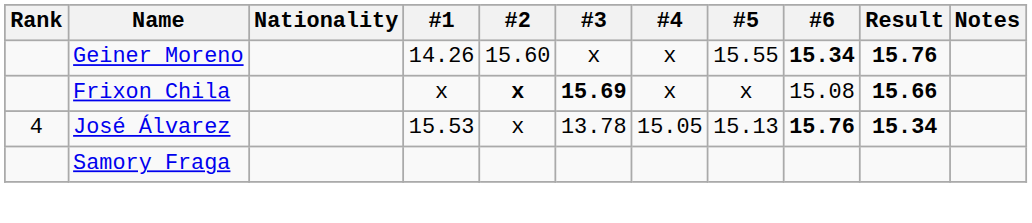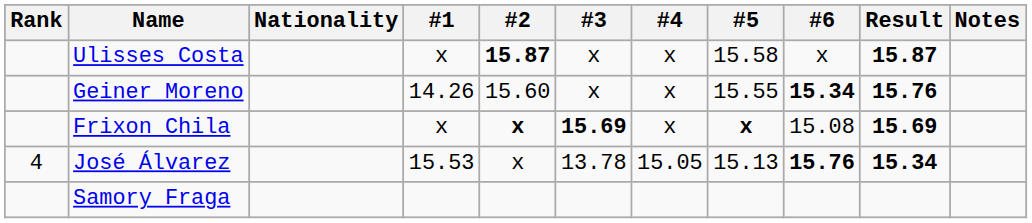+ row: (158, 58)
(746, 93) normal -> (746, 129) bold
(905, 93) 15.66 -> (905, 129) 15.69
